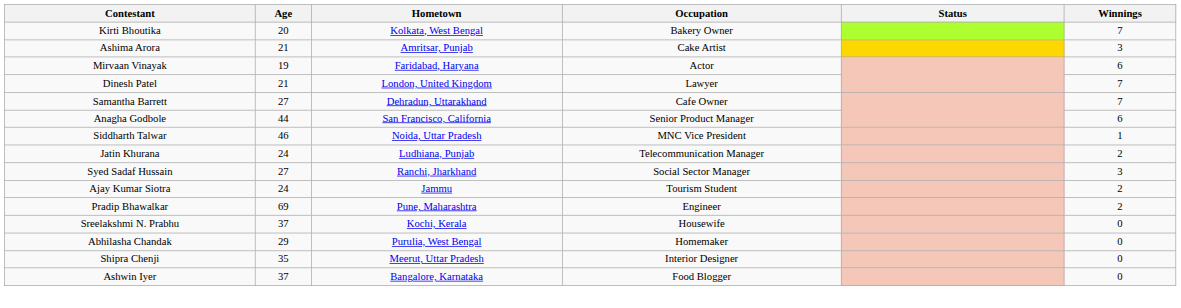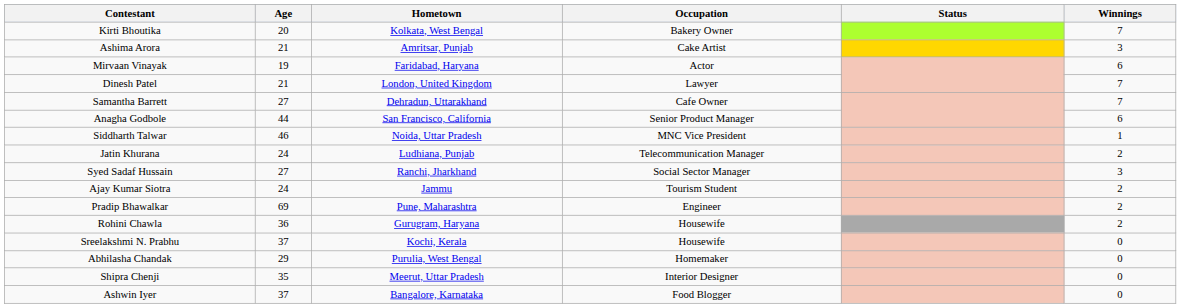+ row: (130, 224)
